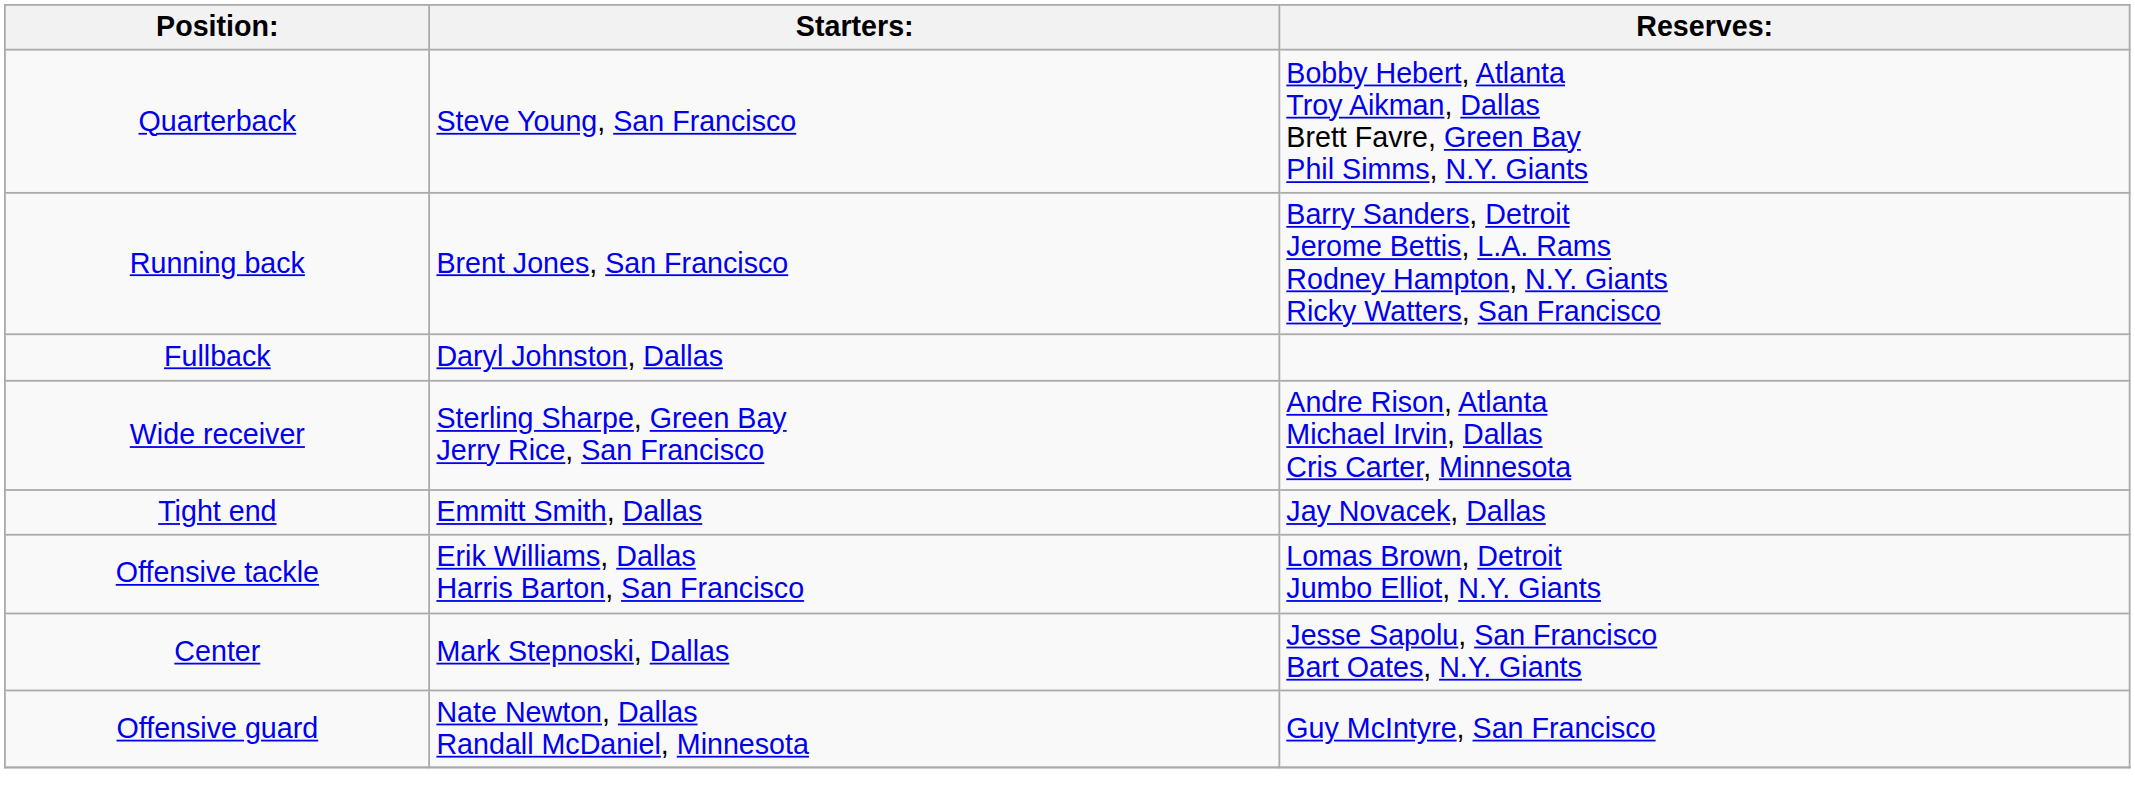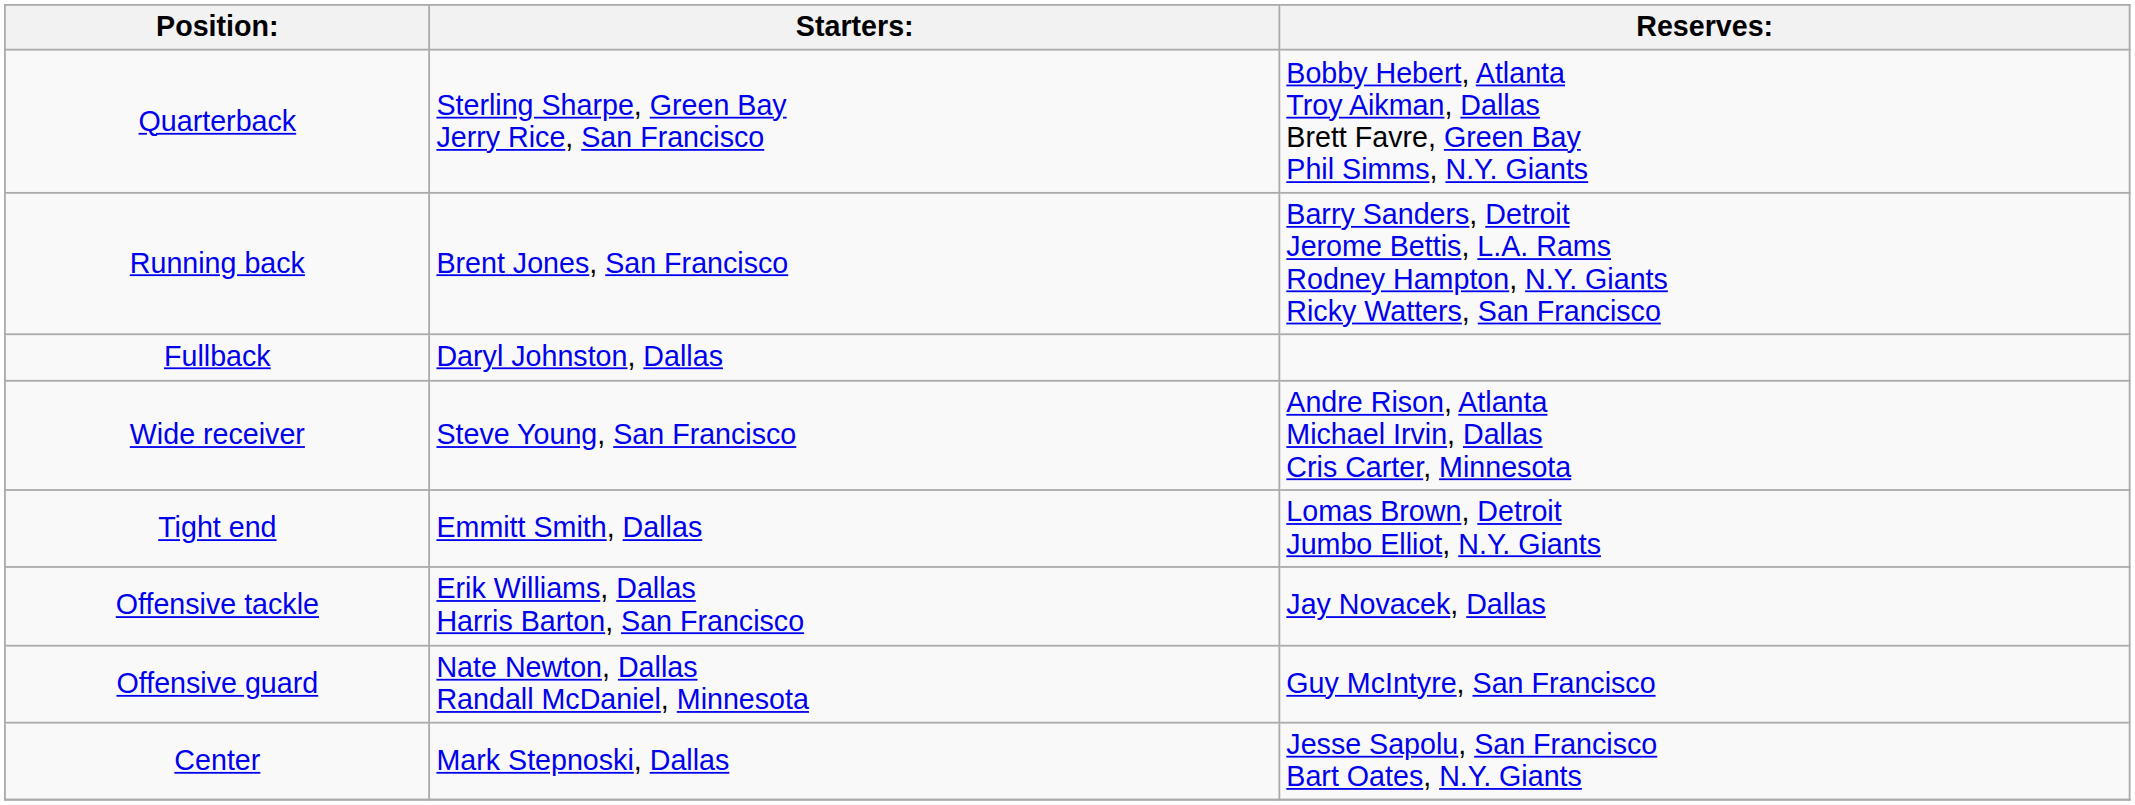(616, 120) Steve Young, San Francisco -> (612, 120) Sterling Sharpe, Green Bay Jerry Rice, San Francisco
(612, 434) Sterling Sharpe, Green Bay Jerry Rice, San Francisco -> (616, 434) Steve Young, San Francisco
(1416, 512) Jay Novacek, Dallas -> (1444, 528) Lomas Brown, Detroit Jumbo Elliot, N.Y. Giants
(1444, 573) Lomas Brown, Detroit Jumbo Elliot, N.Y. Giants -> (1416, 605) Jay Novacek, Dallas
rows swapped: (217, 728) <-> (217, 651)
